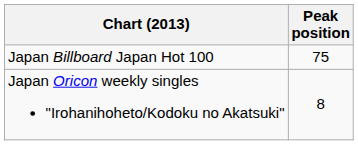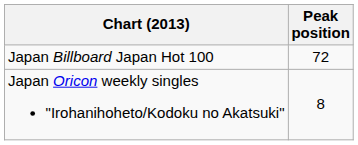(321, 57) 75 -> (321, 57) 72
